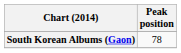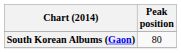(157, 39) 78 -> (157, 39) 80
